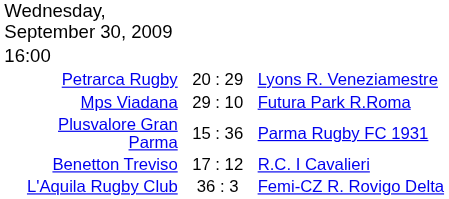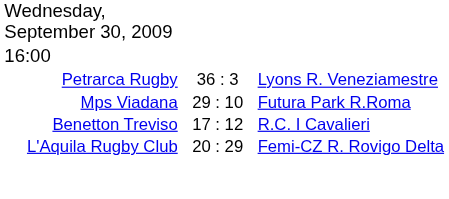(218, 80) 20 : 29 -> (218, 80) 36 : 3
- row: (118, 133)
(218, 186) 36 : 3 -> (218, 146) 20 : 29
